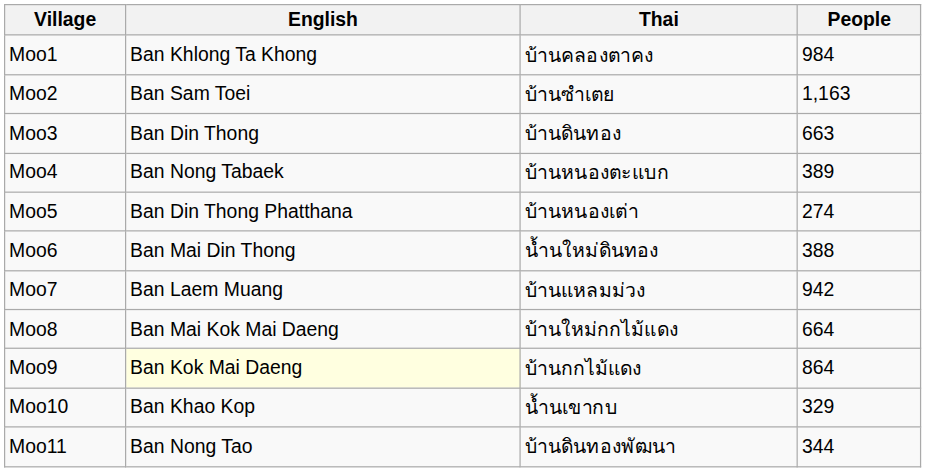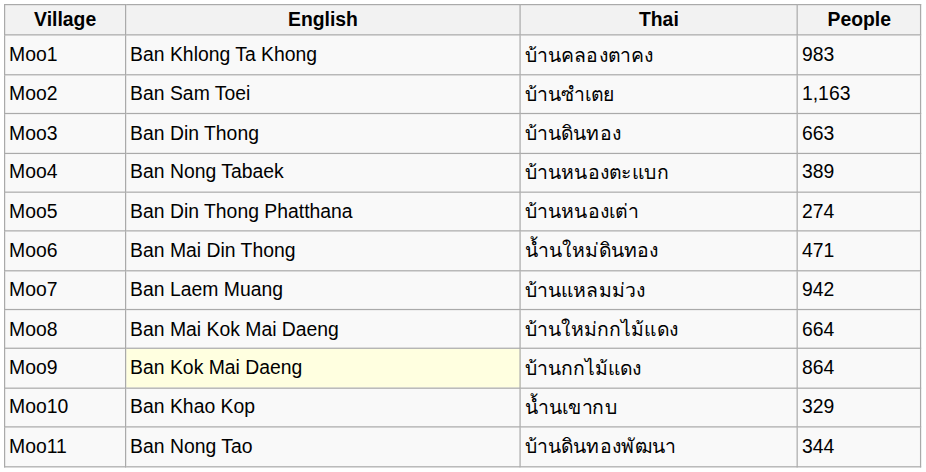(818, 54) 984 -> (818, 54) 983
(818, 250) 388 -> (818, 250) 471
